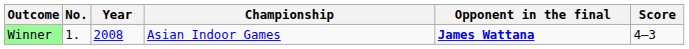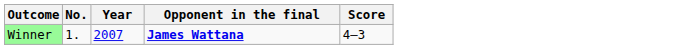- column: (289, 15)
(108, 35) 2008 -> (108, 35) 2007
